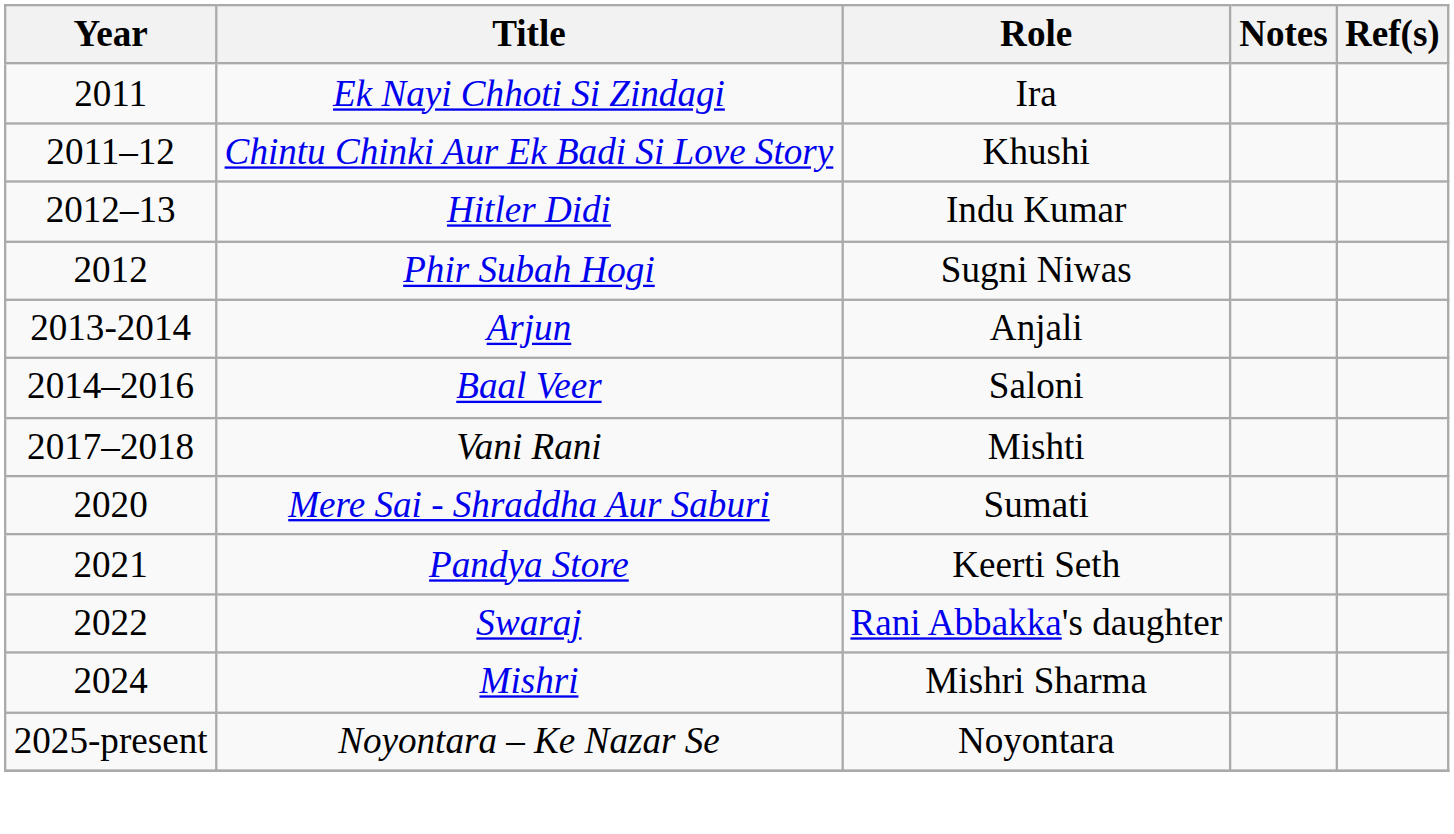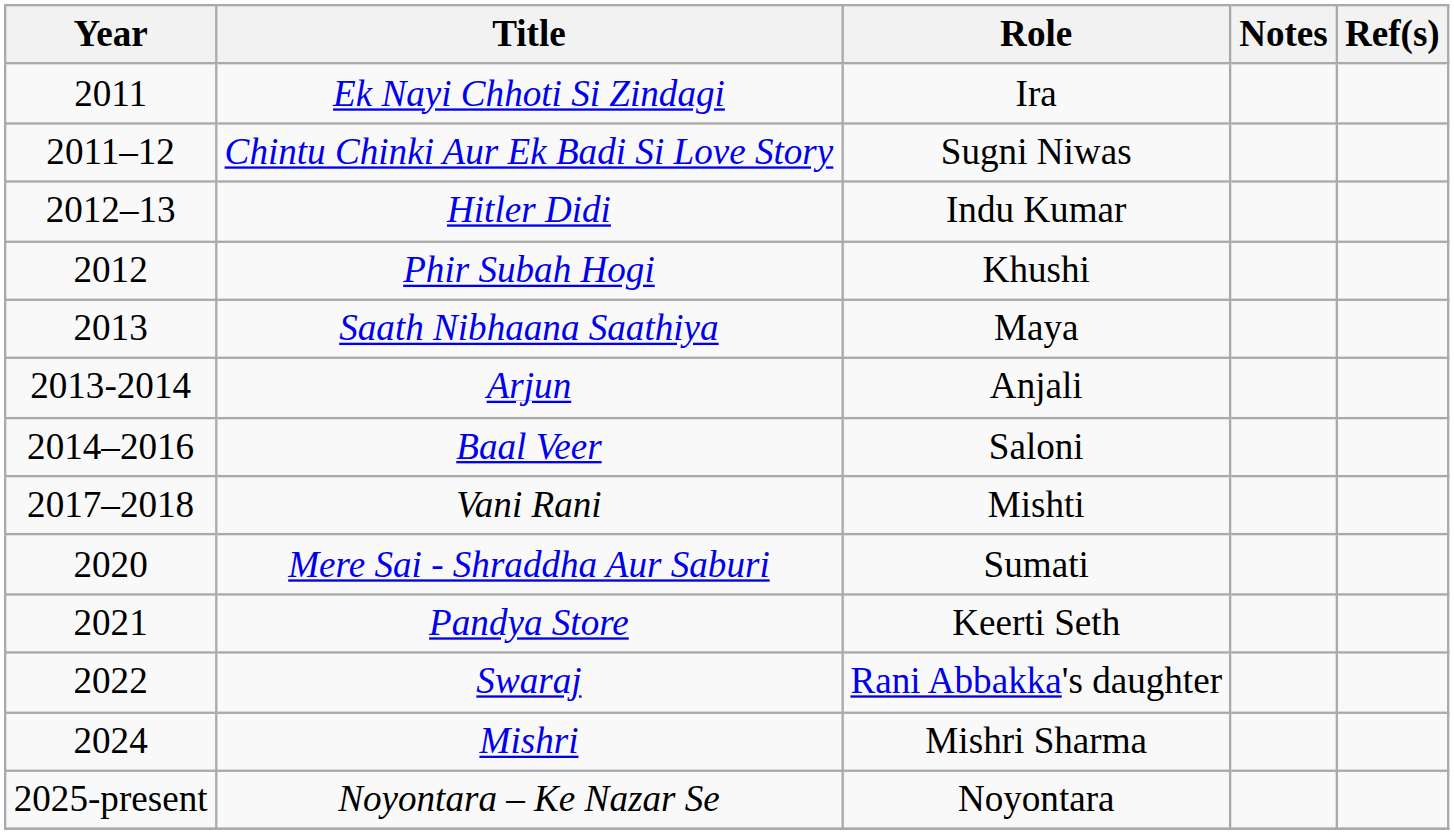(1036, 151) Khushi -> (1036, 151) Sugni Niwas
(1036, 269) Sugni Niwas -> (1036, 269) Khushi
+ row: (529, 328)
